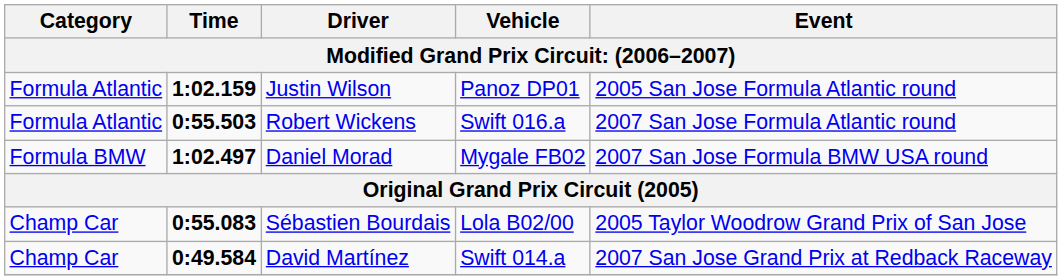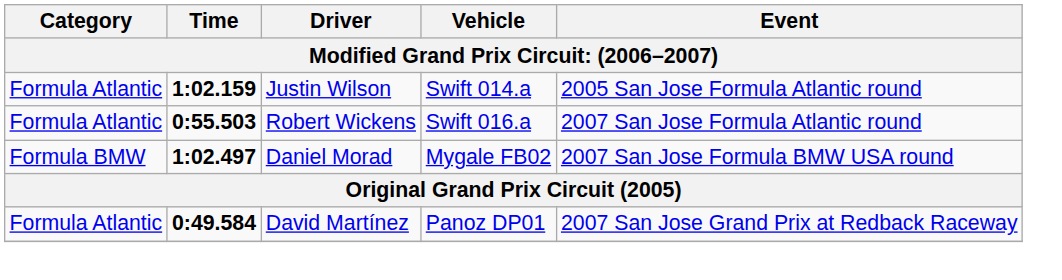(520, 88) Panoz DP01 -> (478, 88) Swift 014.a
- row: (358, 223)
(64, 257) Champ Car -> (86, 223) Formula Atlantic
(513, 257) Swift 014.a -> (486, 223) Panoz DP01
